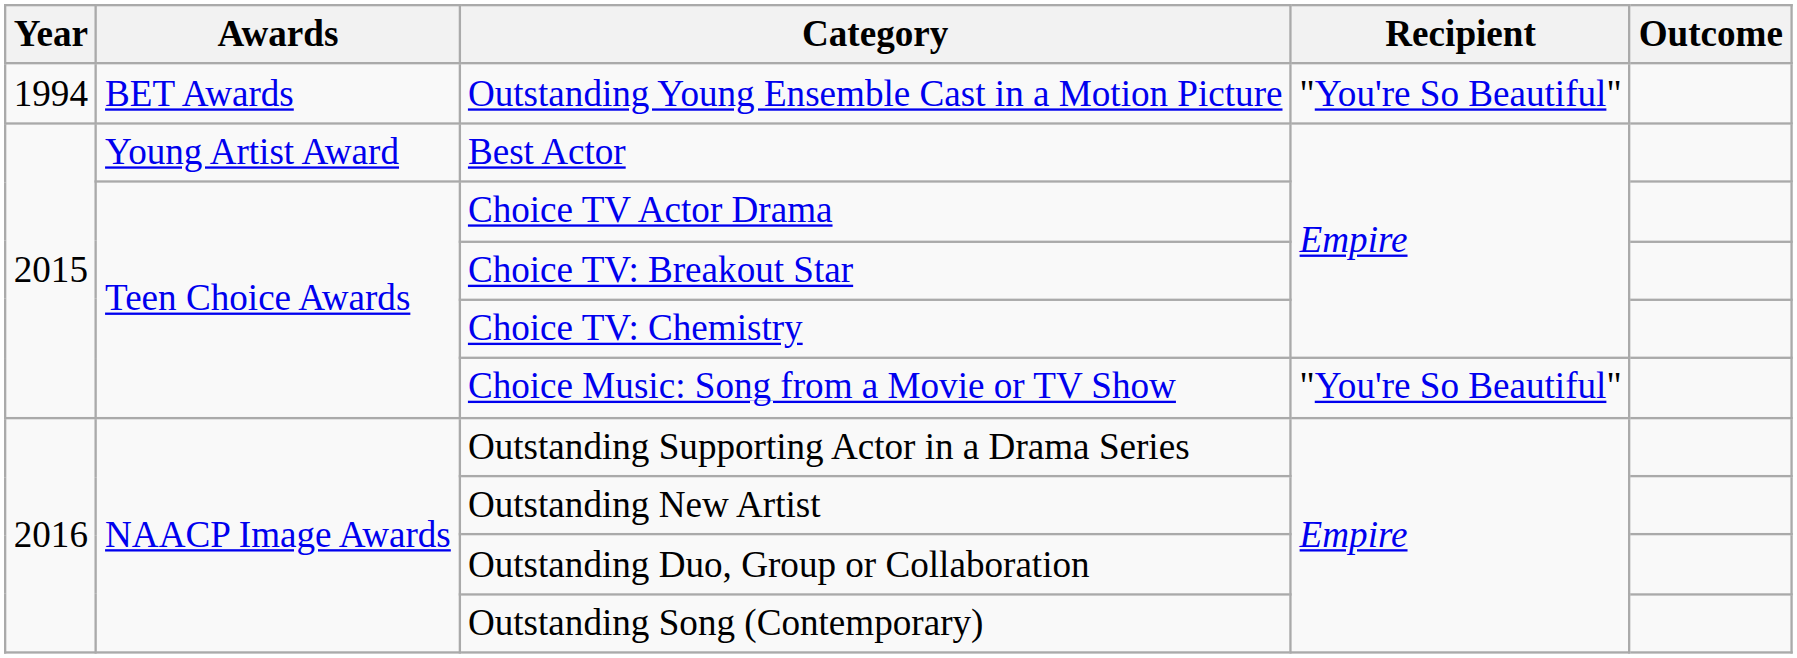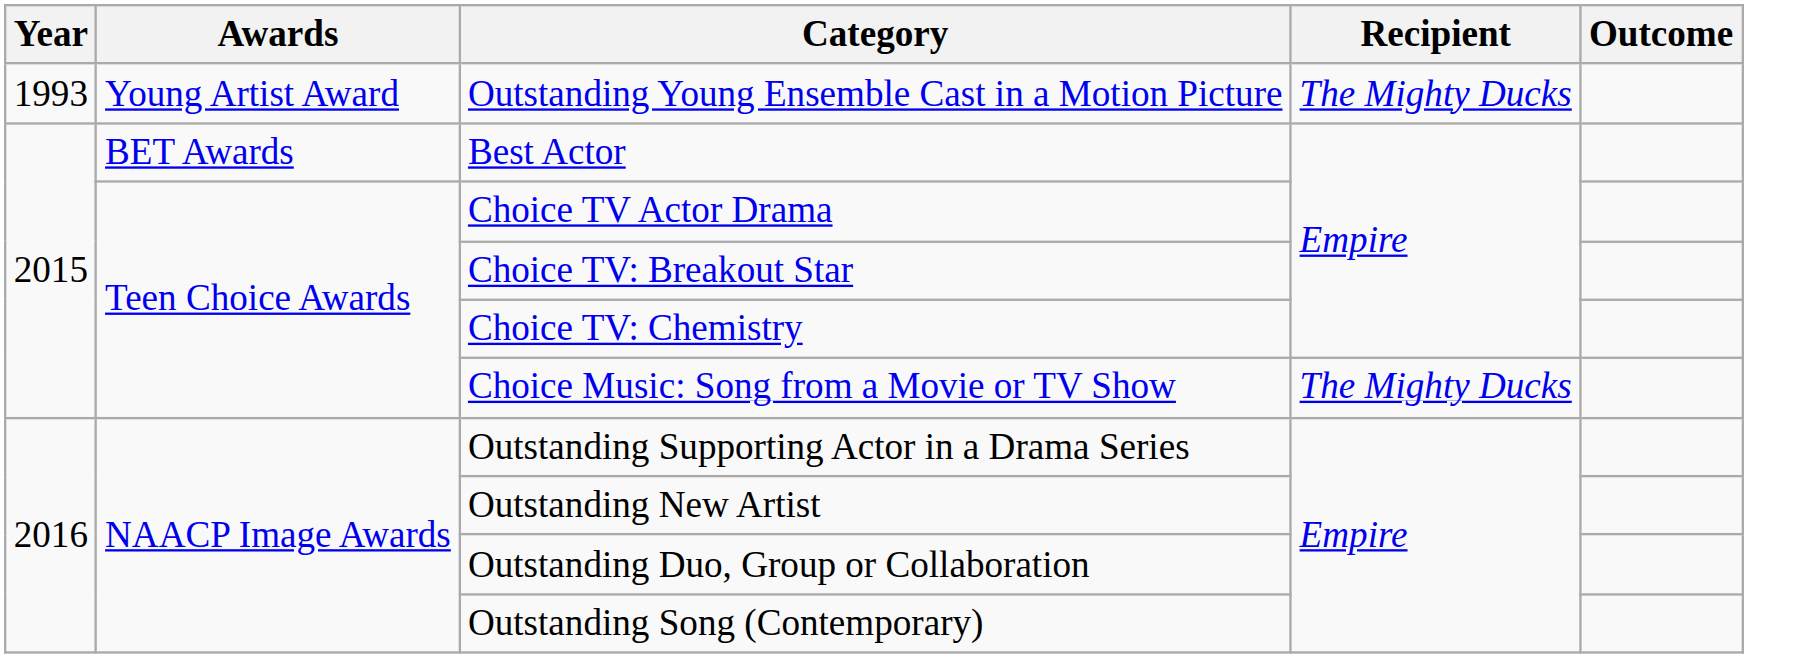(51, 92) 1994 -> (51, 92) 1993
(199, 92) BET Awards -> (252, 92) Young Artist Award
(1461, 92) "You're So Beautiful" -> (1436, 92) The Mighty Ducks
(252, 151) Young Artist Award -> (199, 151) BET Awards
(1461, 387) "You're So Beautiful" -> (1436, 387) The Mighty Ducks
